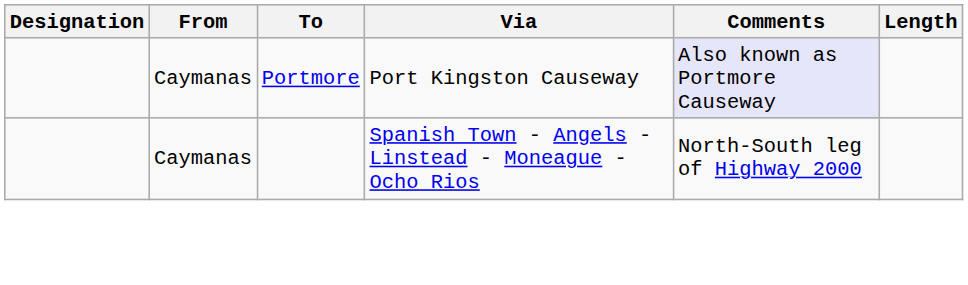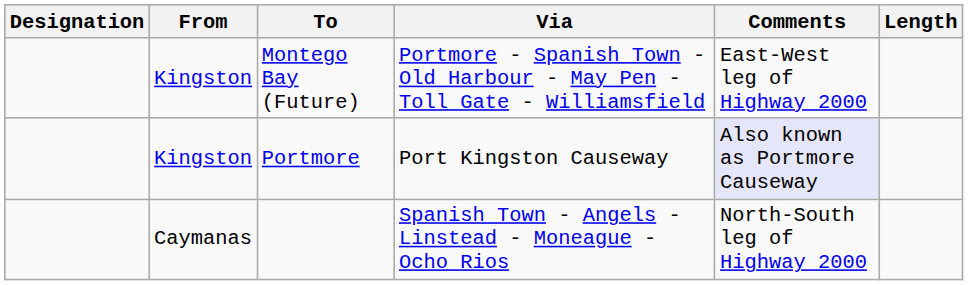+ row: (311, 78)
(203, 78) Caymanas -> (203, 159) Kingston
